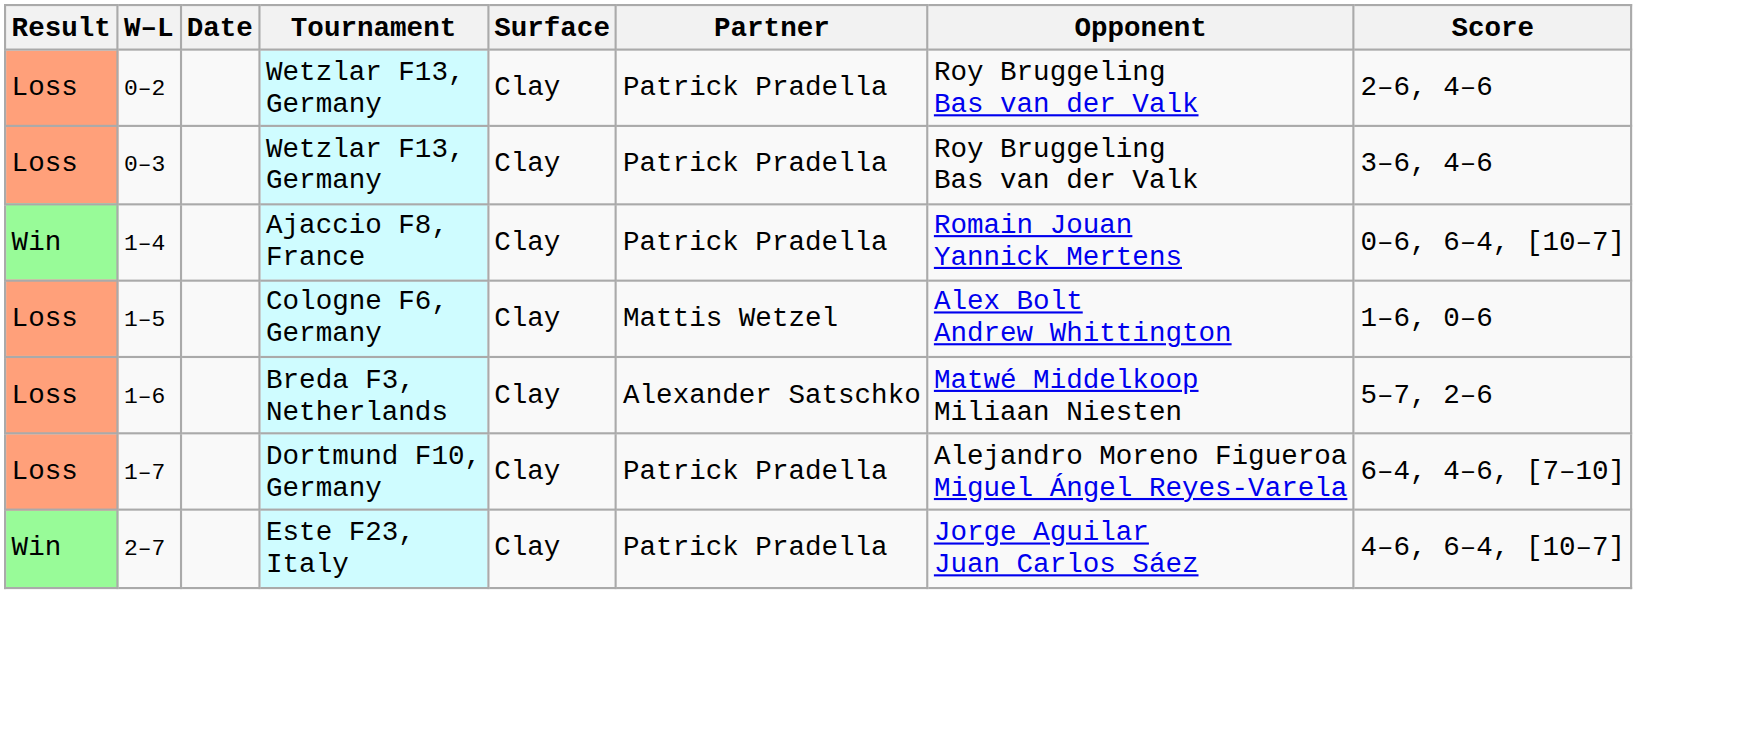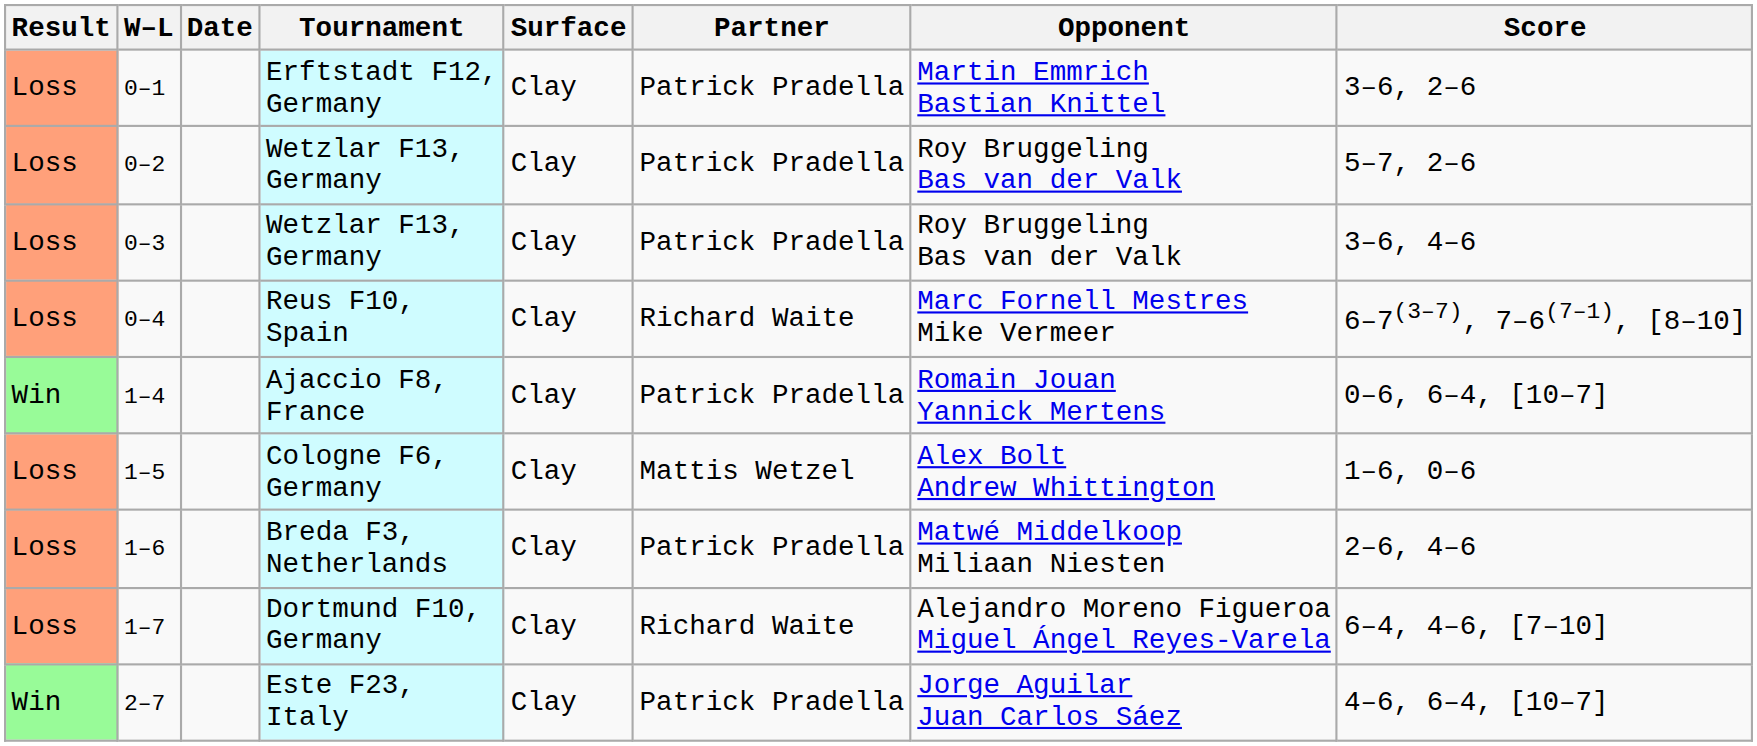+ row: (145, 89)
(1427, 88) 2–6, 4–6 -> (1410, 165) 5–7, 2–6
+ row: (145, 320)
(772, 395) Alexander Satschko -> (772, 549) Patrick Pradella
(1427, 395) 5–7, 2–6 -> (1410, 549) 2–6, 4–6
(755, 472) Patrick Pradella -> (747, 625) Richard Waite
